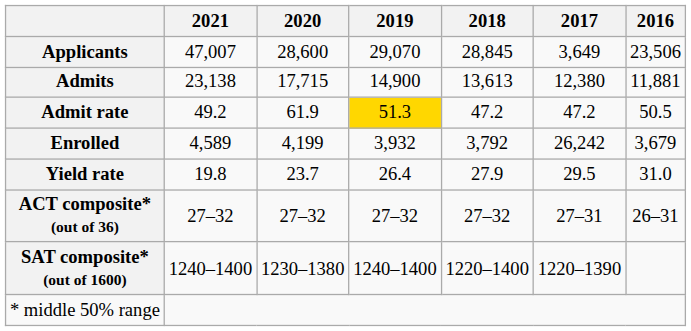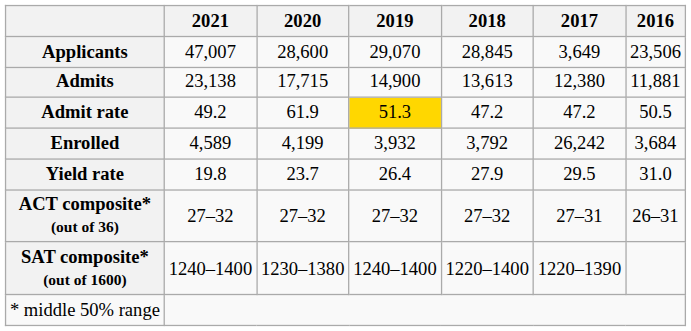(655, 143) 3,679 -> (655, 143) 3,684
